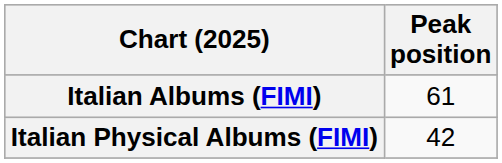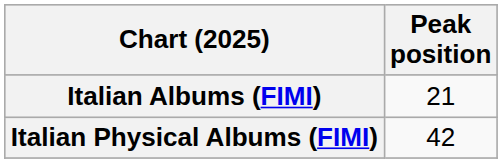(441, 95) 61 -> (441, 95) 21
